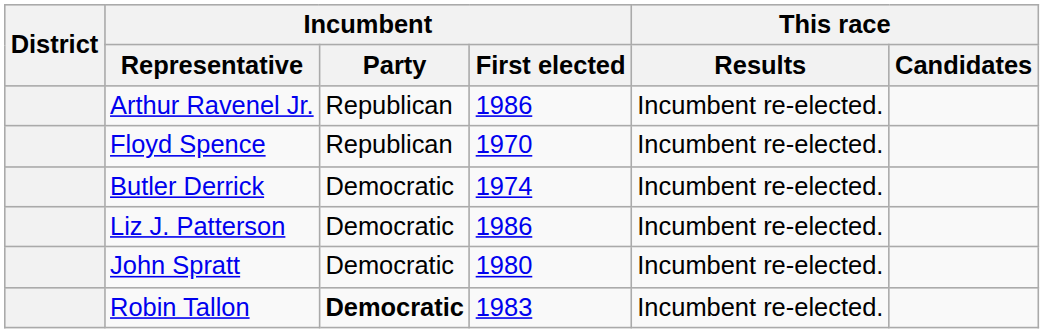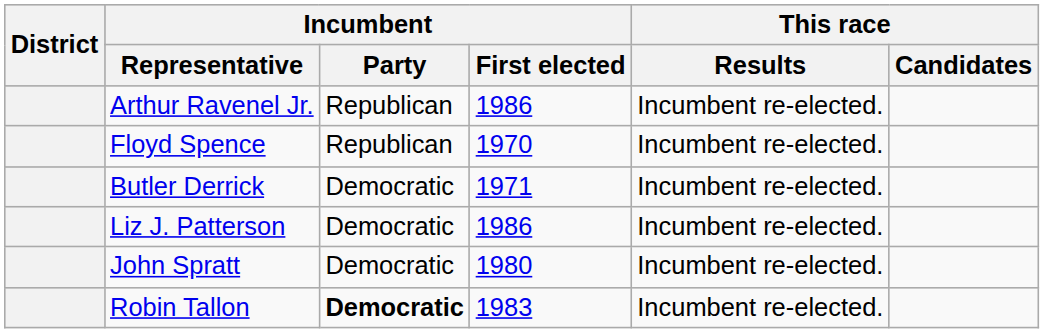(504, 186) 1974 -> (504, 186) 1971
